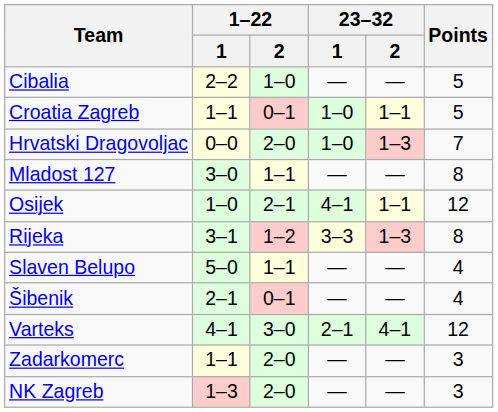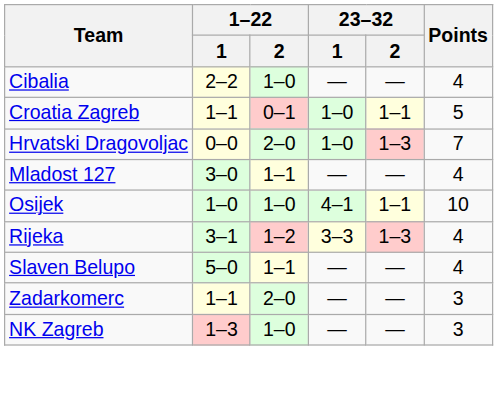(458, 81) 5 -> (458, 81) 4
(458, 174) 8 -> (458, 174) 4
(279, 205) 2–1 -> (279, 205) 1–0
(458, 205) 12 -> (458, 205) 10
(458, 236) 8 -> (458, 236) 4
- row: (41, 298)
- row: (41, 329)
(279, 391) 2–0 -> (279, 329) 1–0
